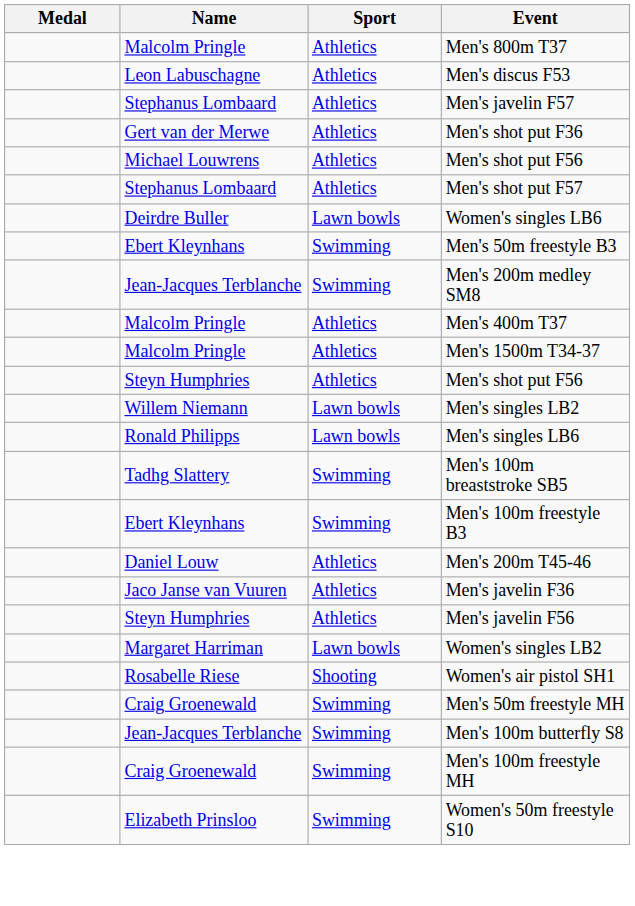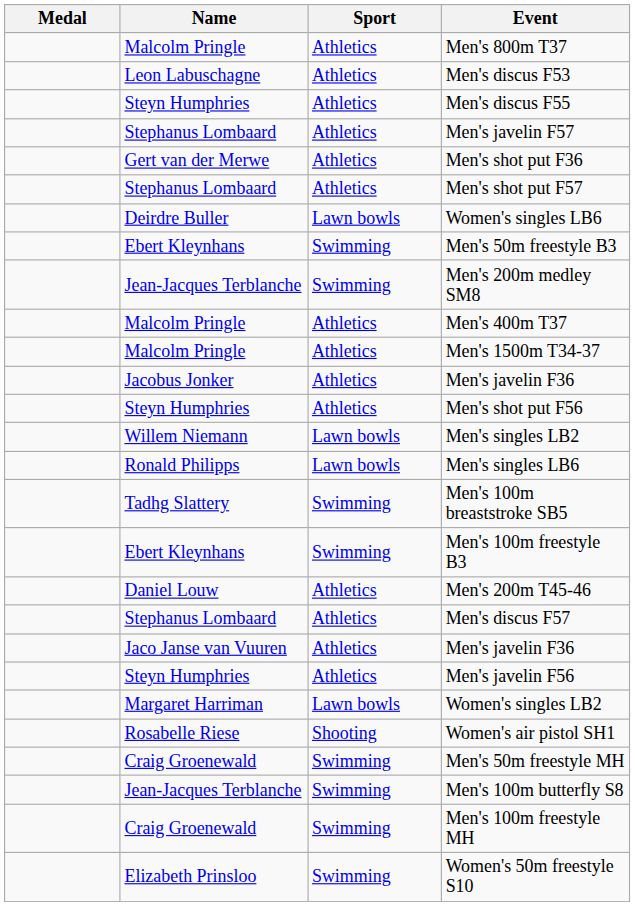+ row: (187, 103)
- row: (192, 160)
+ row: (179, 379)
+ row: (200, 619)
